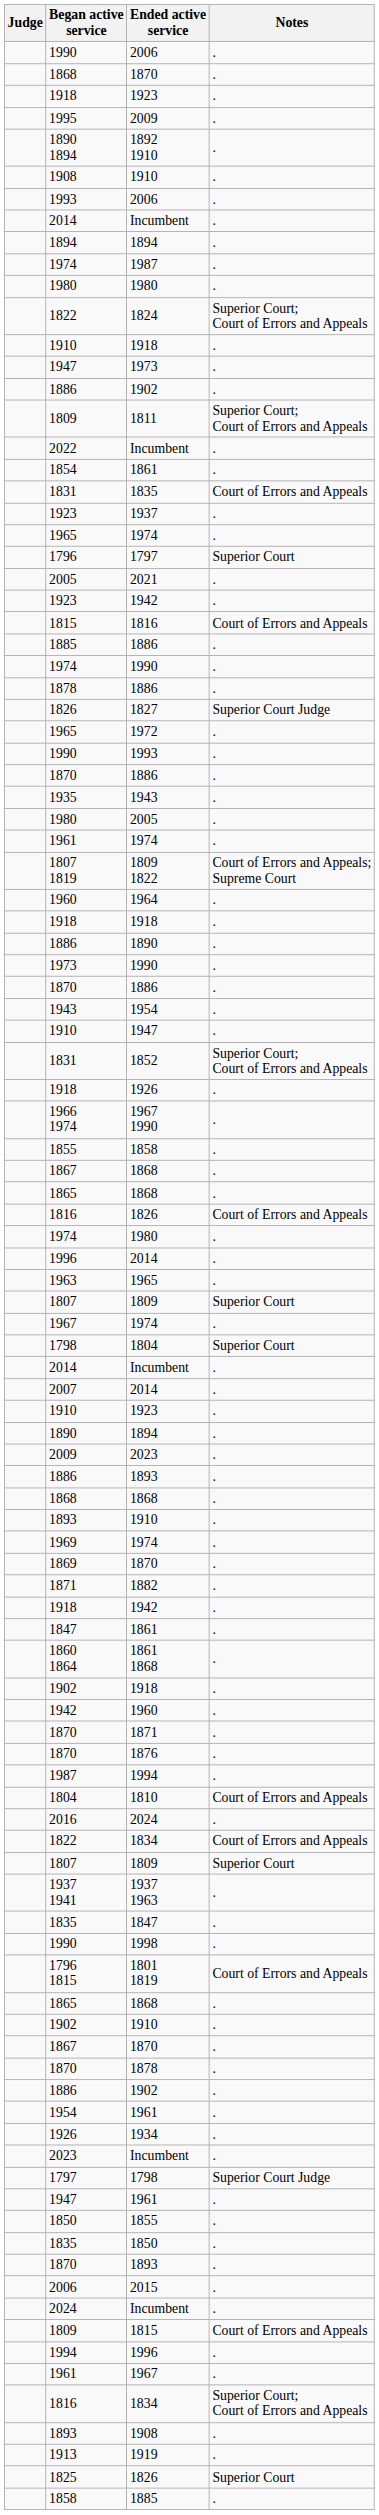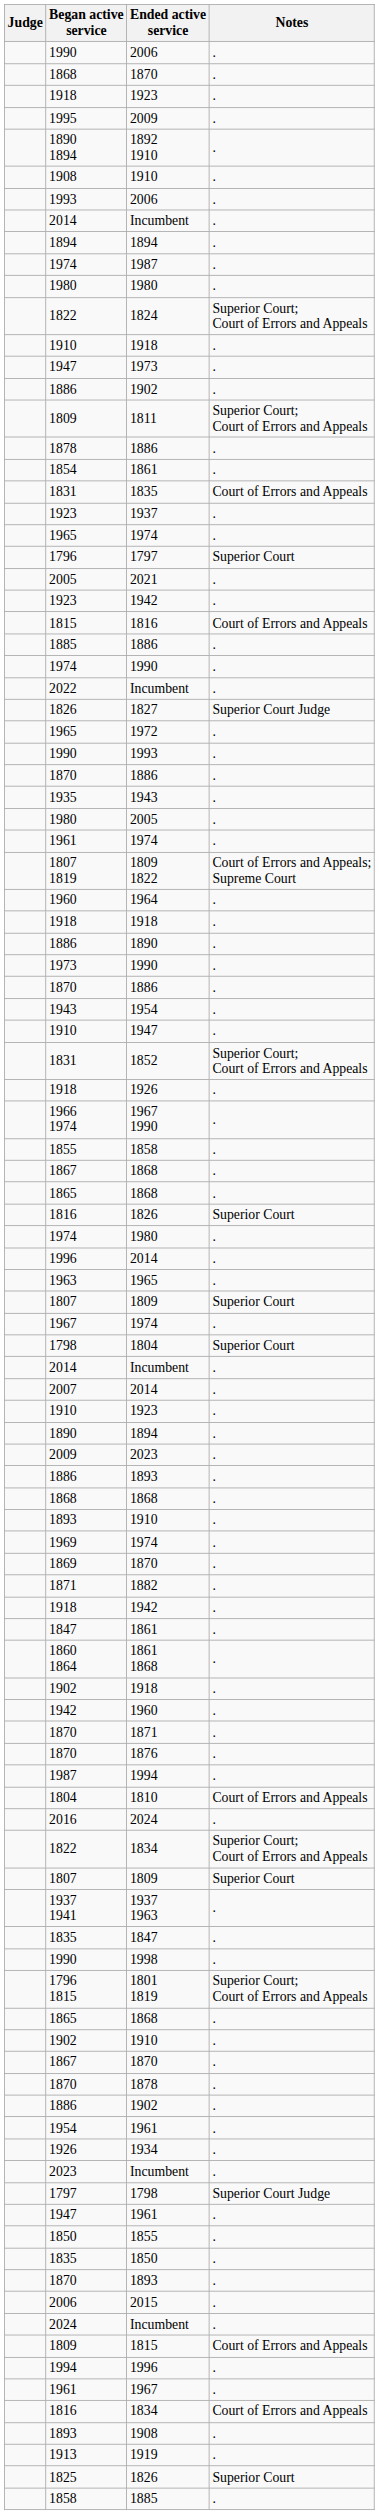rows swapped: (63, 448) <-> (63, 688)
(290, 1214) Court of Errors and Appeals -> (253, 1214) Superior Court
(290, 1841) Court of Errors and Appeals -> (290, 1849) Superior Court; Court of Errors and Appeals
(290, 1973) Court of Errors and Appeals -> (290, 1989) Superior Court; Court of Errors and Appeals
(290, 2403) Superior Court; Court of Errors and Appeals -> (290, 2411) Court of Errors and Appeals
